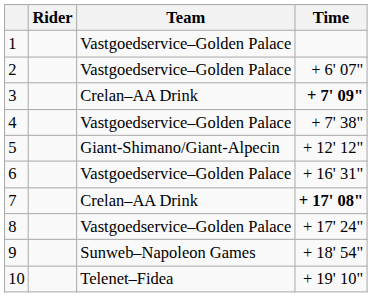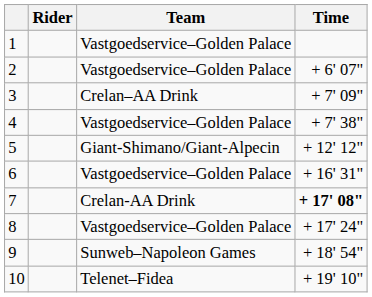(335, 95) bold -> (337, 95) normal
(139, 200) Crelan–AA Drink -> (138, 200) Crelan-AA Drink
